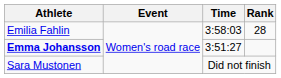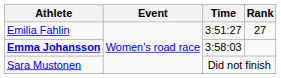(223, 31) 3:58:03 -> (223, 31) 3:51:27
(260, 31) 28 -> (260, 31) 27
(223, 48) 3:51:27 -> (223, 48) 3:58:03
